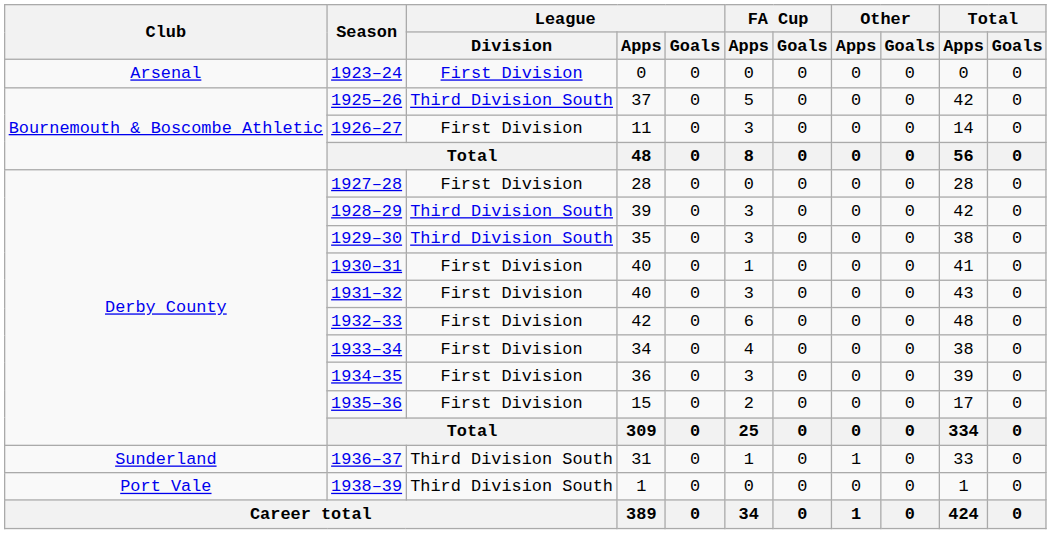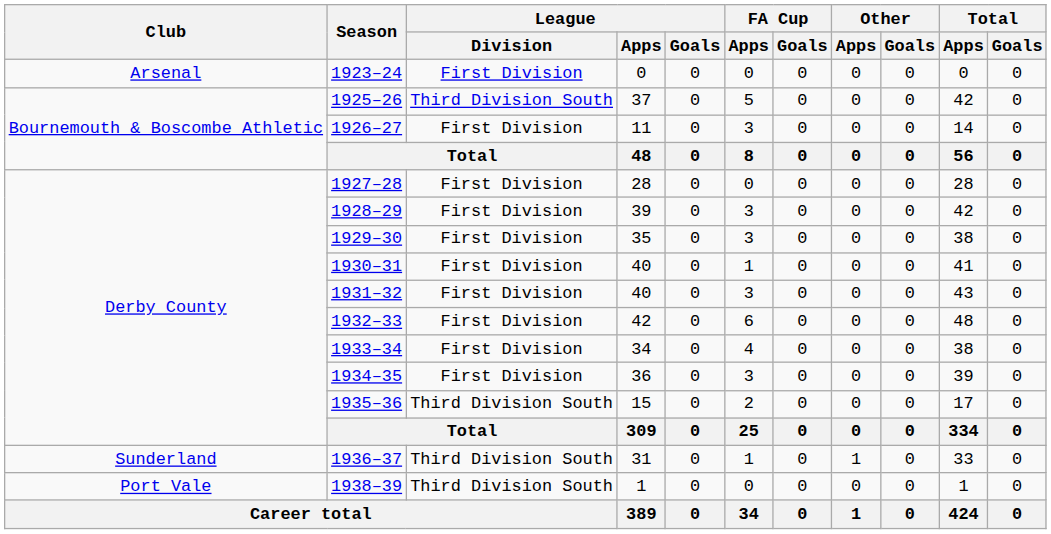(512, 211) Third Division South -> (512, 211) First Division
(512, 239) Third Division South -> (512, 239) First Division
(512, 404) First Division -> (512, 404) Third Division South
